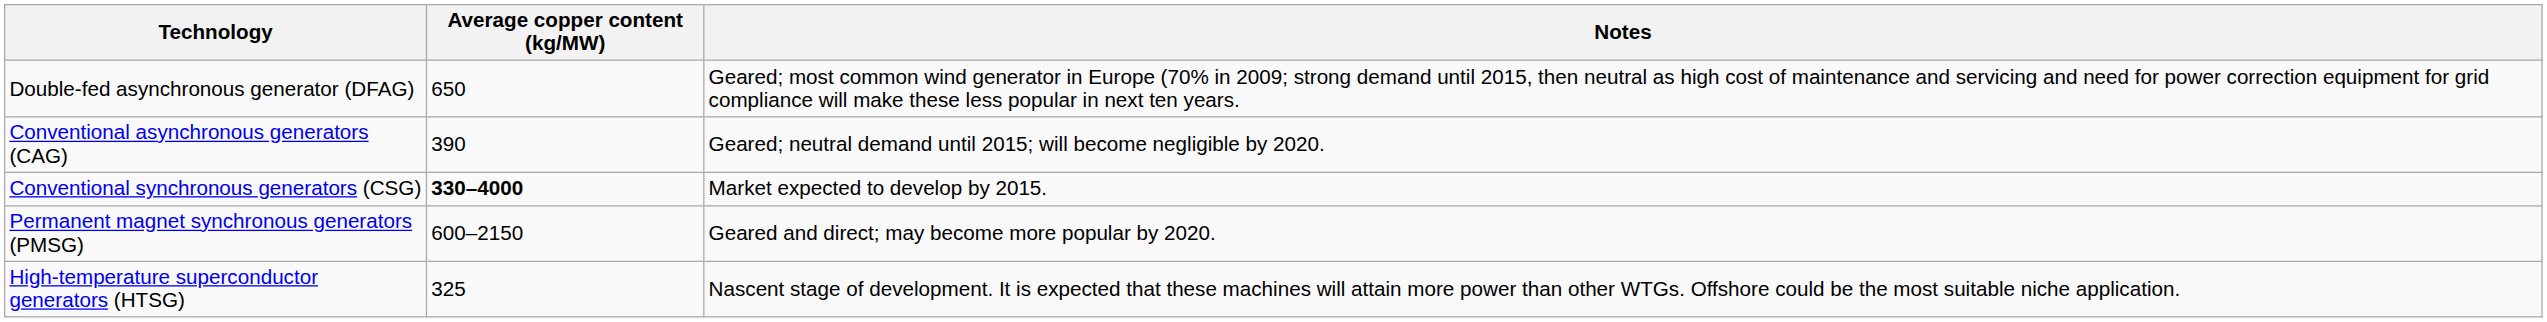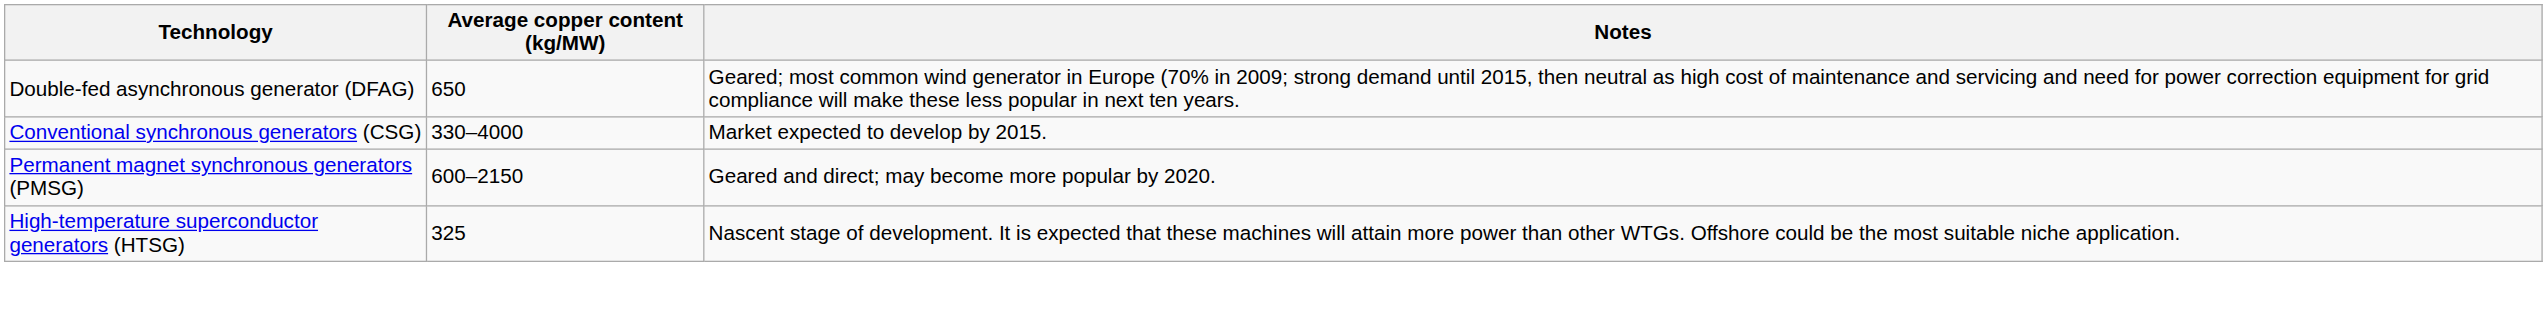- row: (189, 144)
(477, 188) bold -> (477, 132) normal
